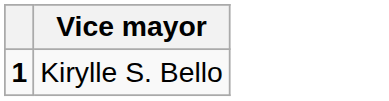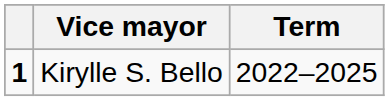+ column: (307, 26)
